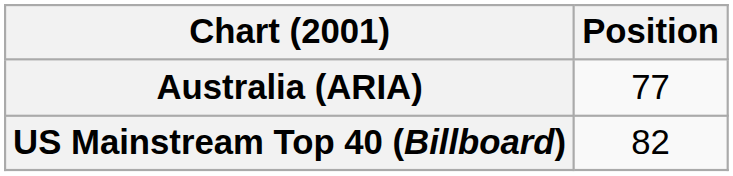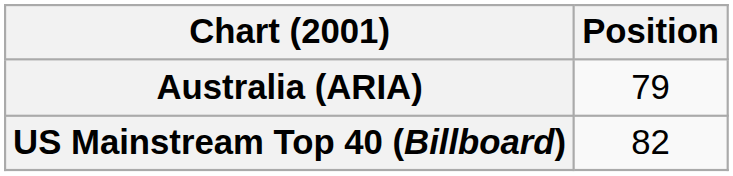(651, 87) 77 -> (651, 87) 79
